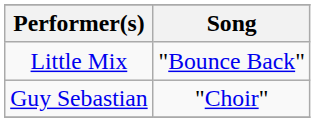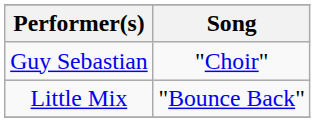rows swapped: (79, 98) <-> (79, 60)
